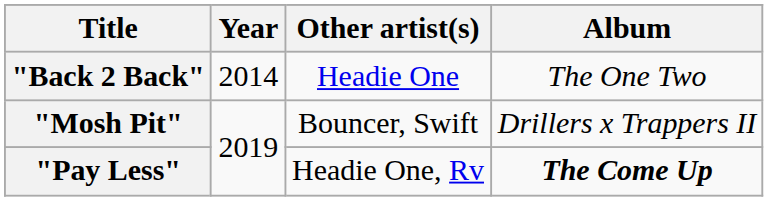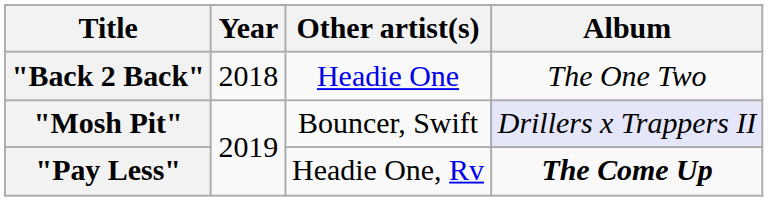(248, 75) 2014 -> (248, 75) 2018
(627, 123) no background -> (627, 123) lavender background
